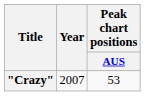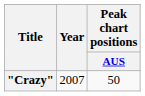(114, 80) 53 -> (114, 80) 50
